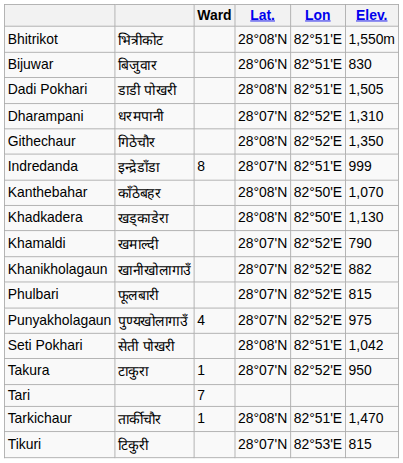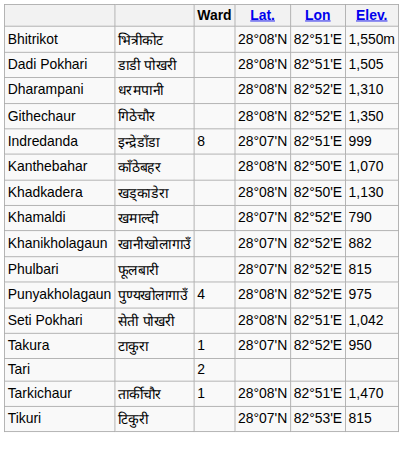- row: (30, 64)
(263, 116) 28°07'N -> (263, 90) 28°08'N
(263, 320) 28°07'N -> (263, 294) 28°08'N
(201, 395) 7 -> (201, 369) 2
